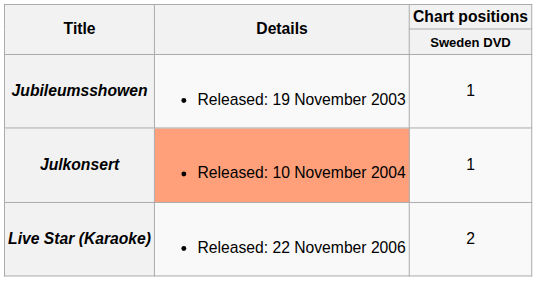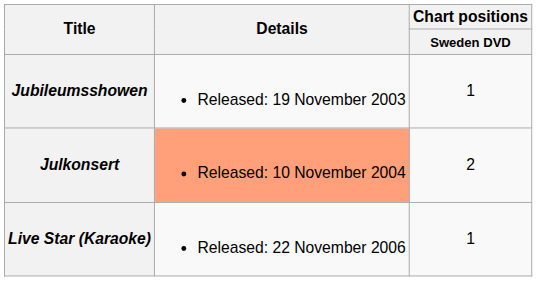(471, 165) 1 -> (471, 165) 2
(471, 238) 2 -> (471, 238) 1
